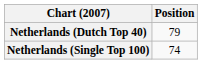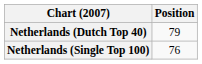(175, 50) 74 -> (175, 50) 76
